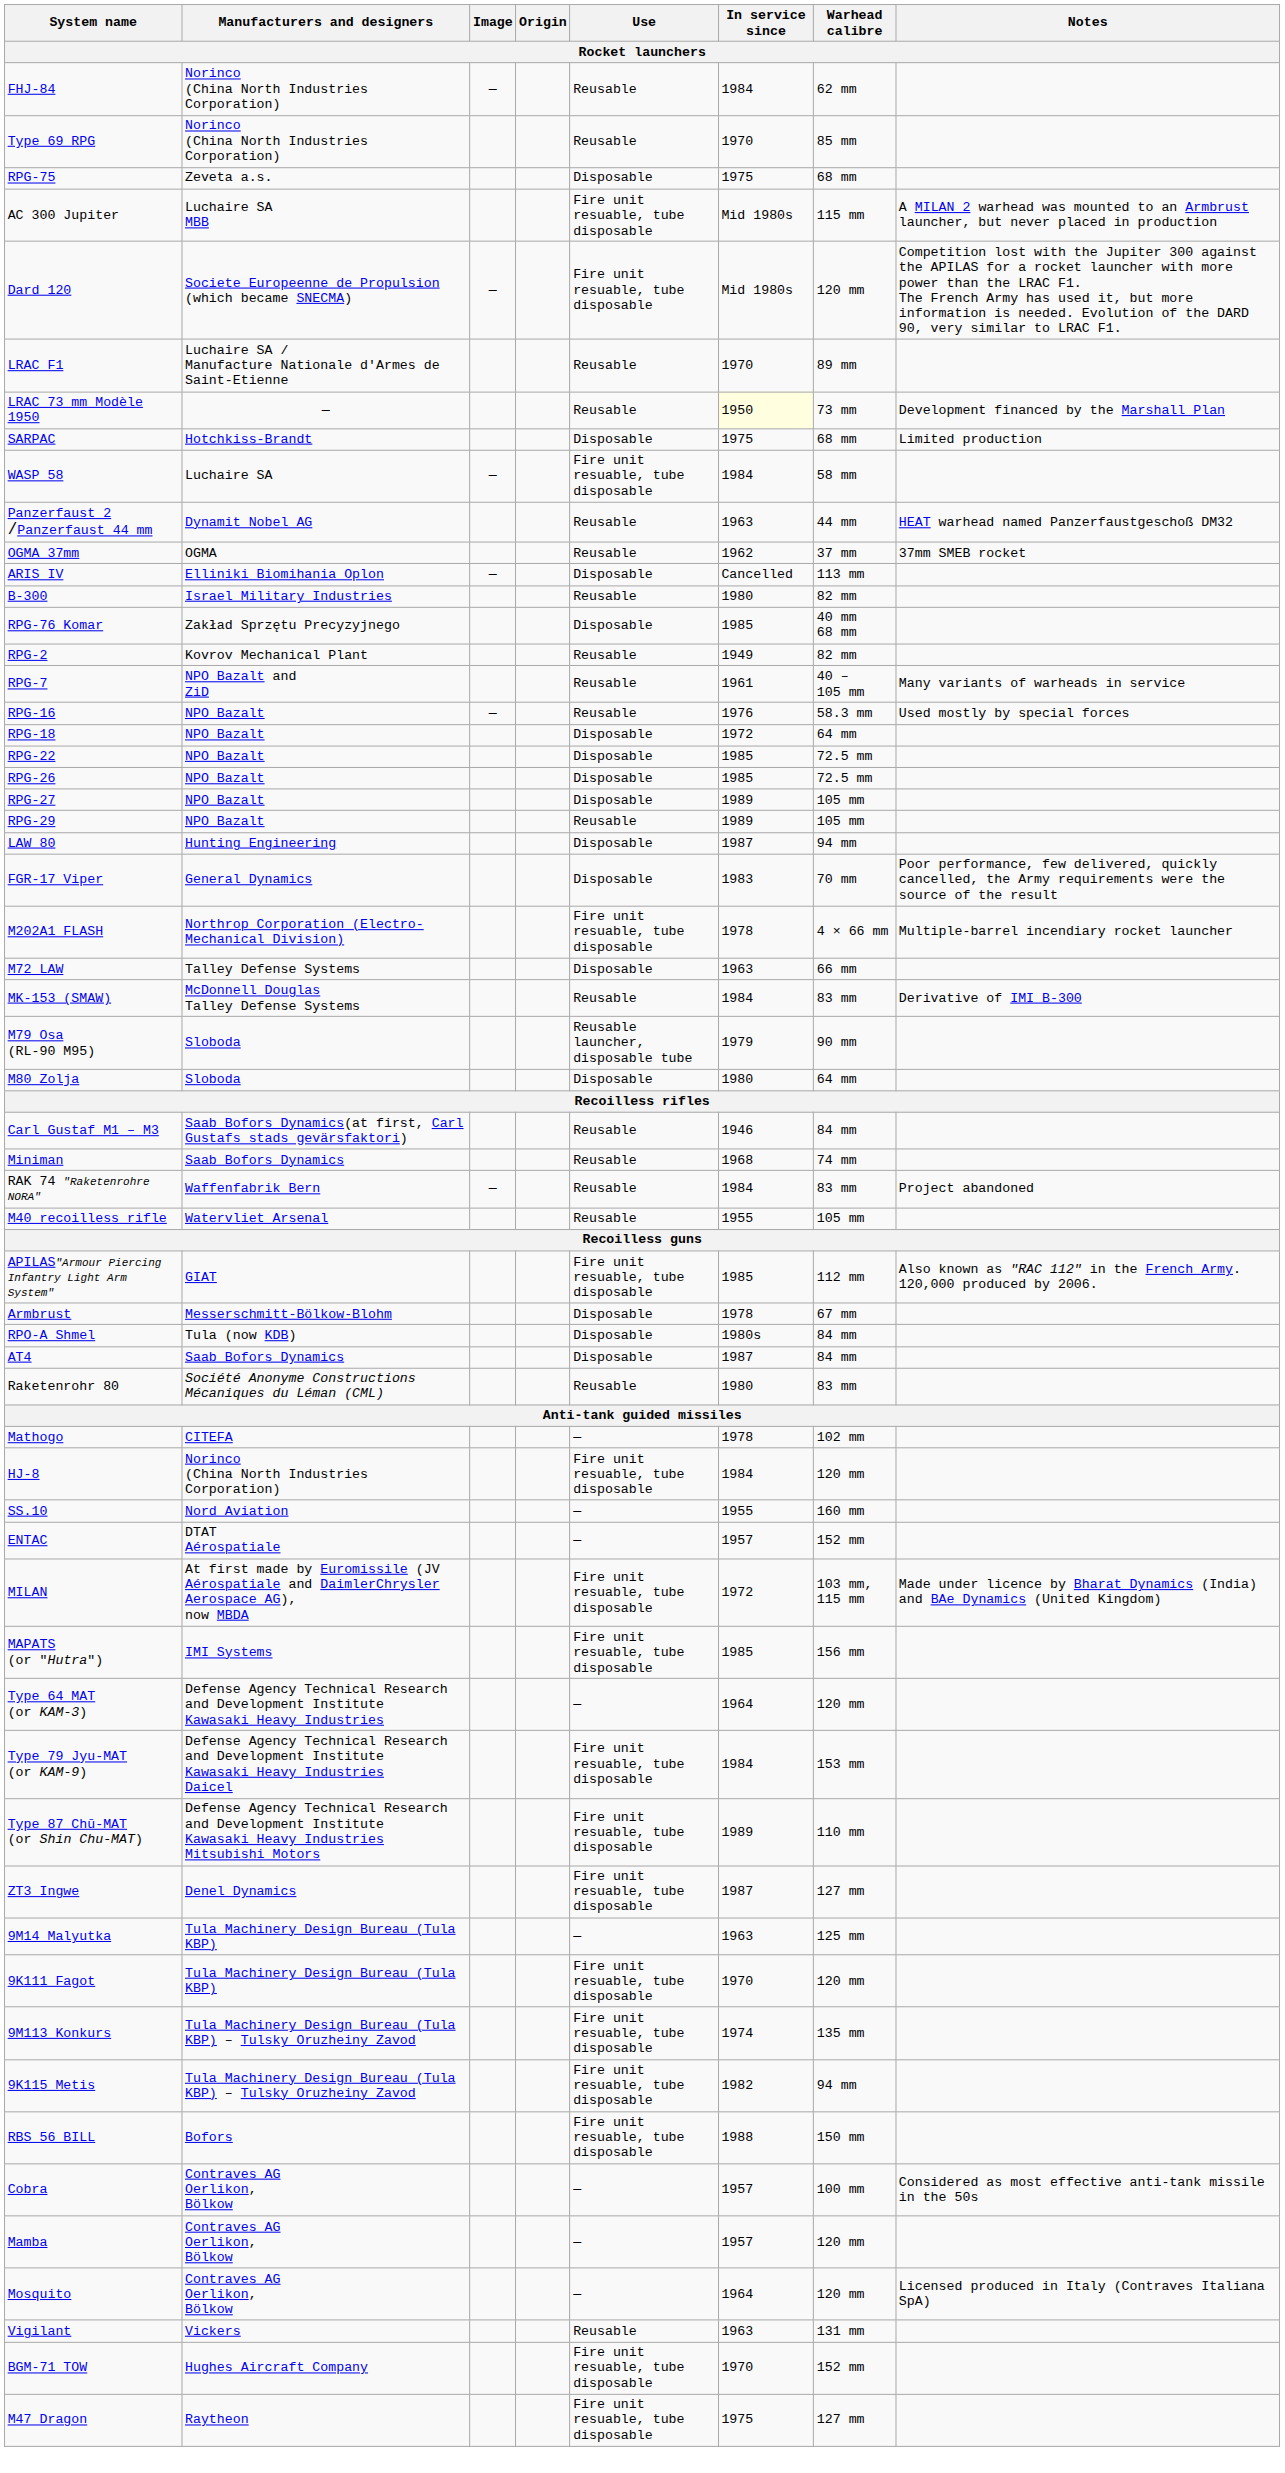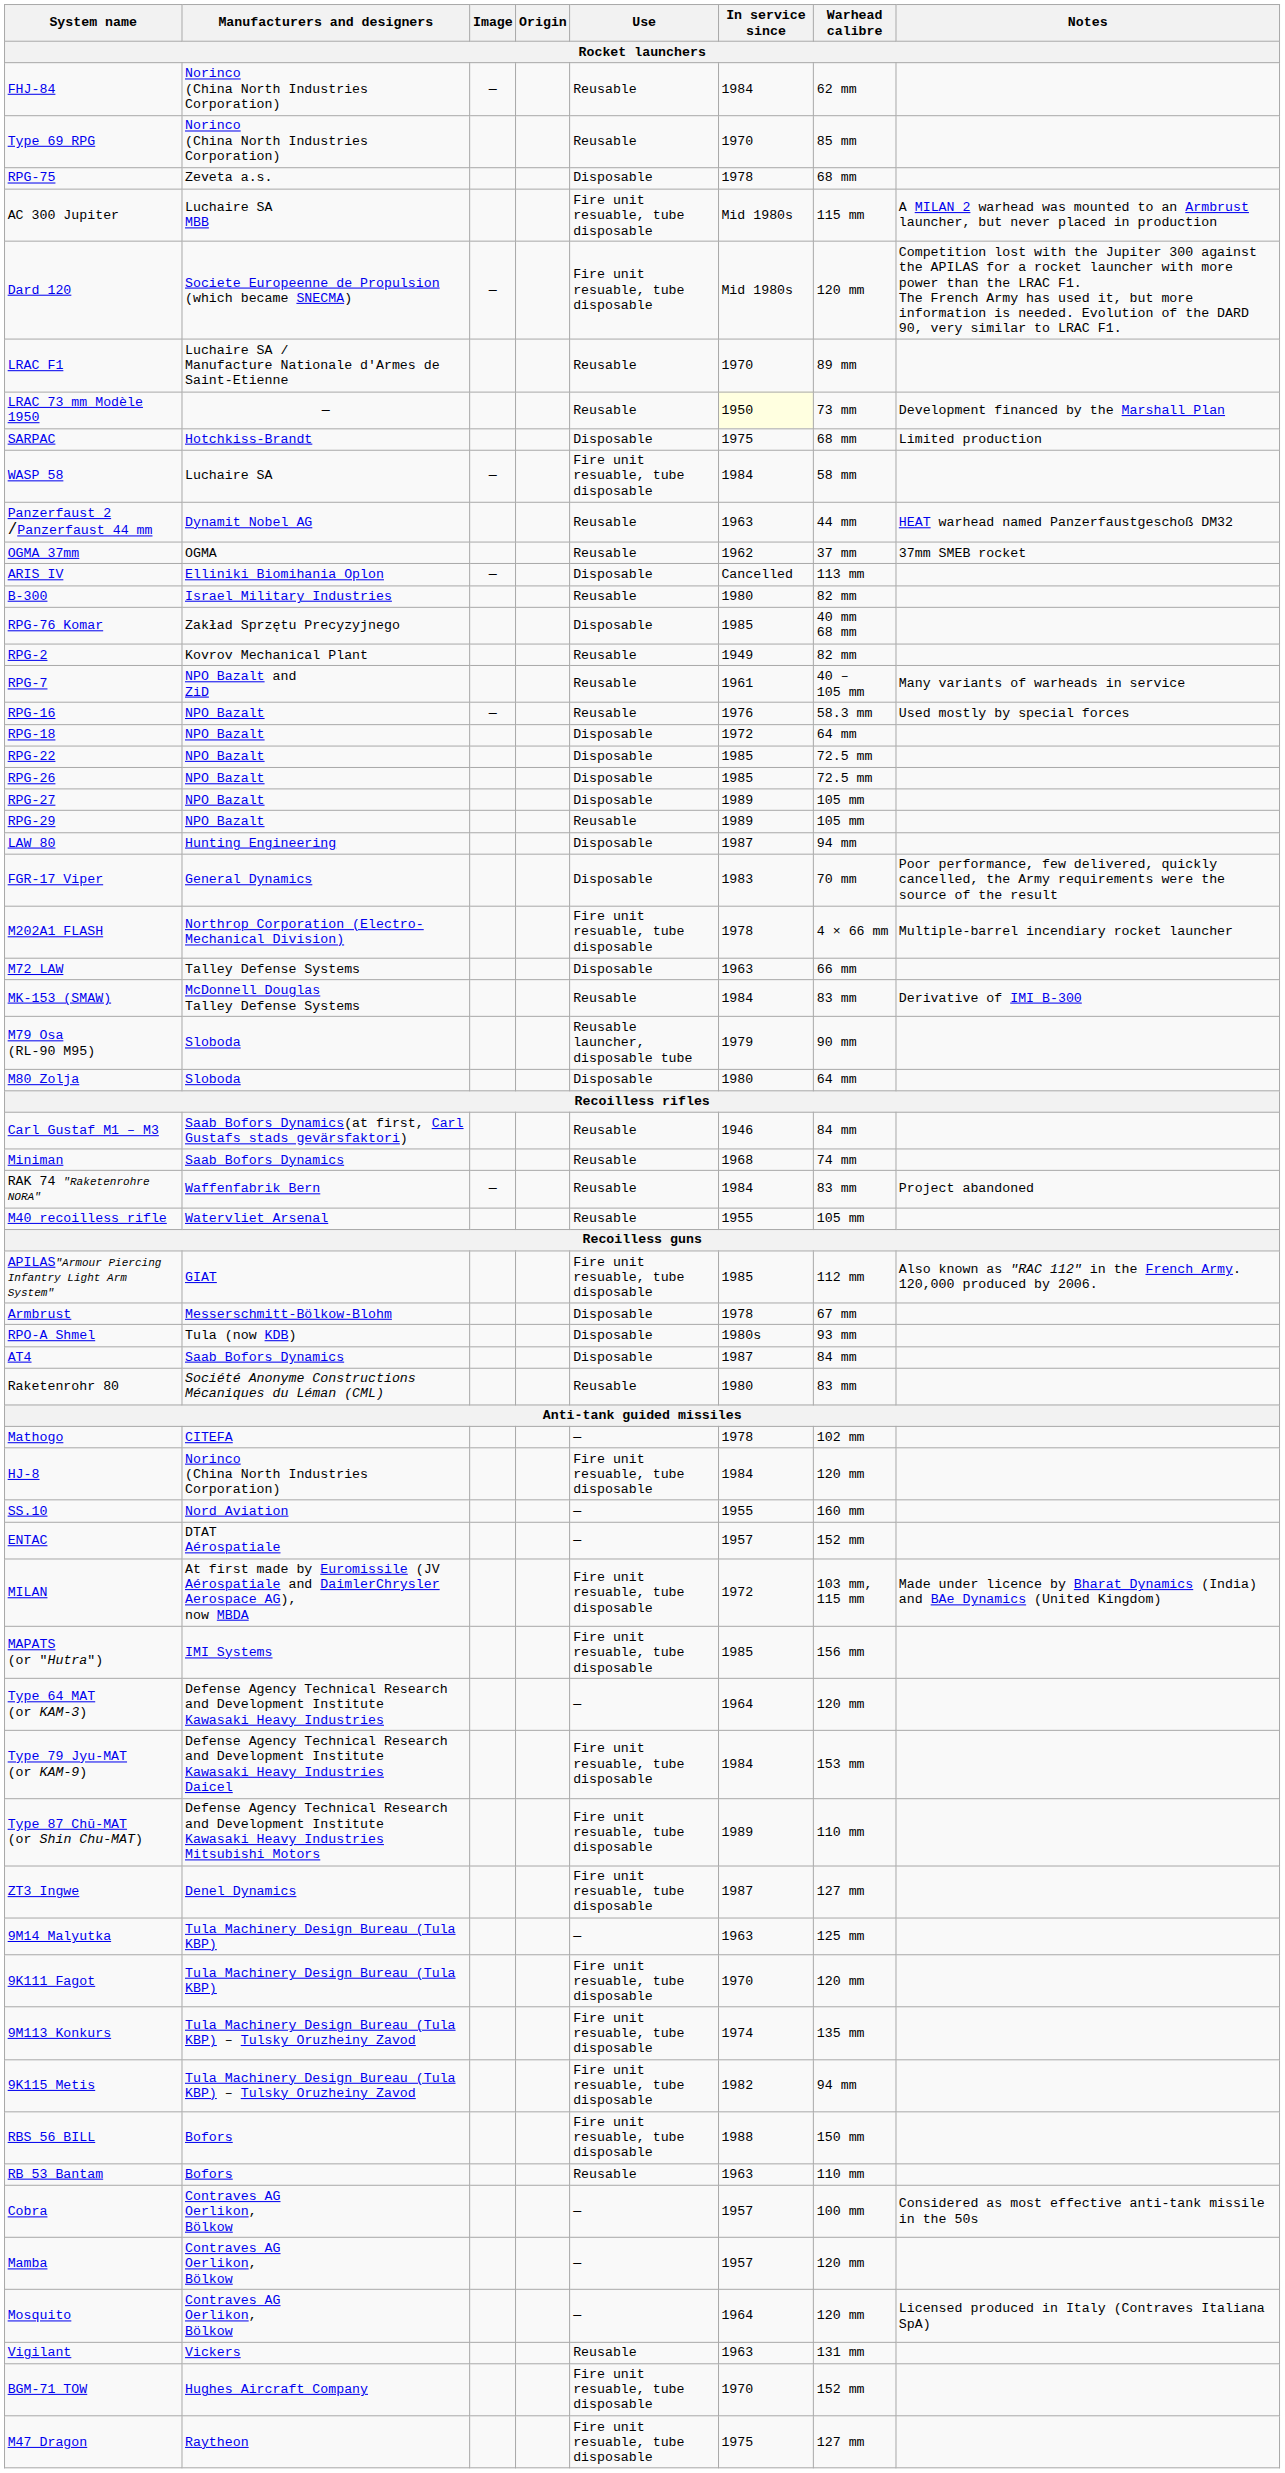(737, 178) 1975 -> (737, 178) 1978
(837, 1336) 84 mm -> (837, 1336) 93 mm
+ row: (55, 2175)
